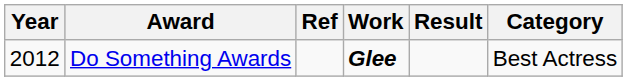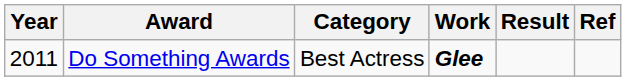columns swapped: (555, 22) <-> (320, 22)
(35, 57) 2012 -> (34, 57) 2011
